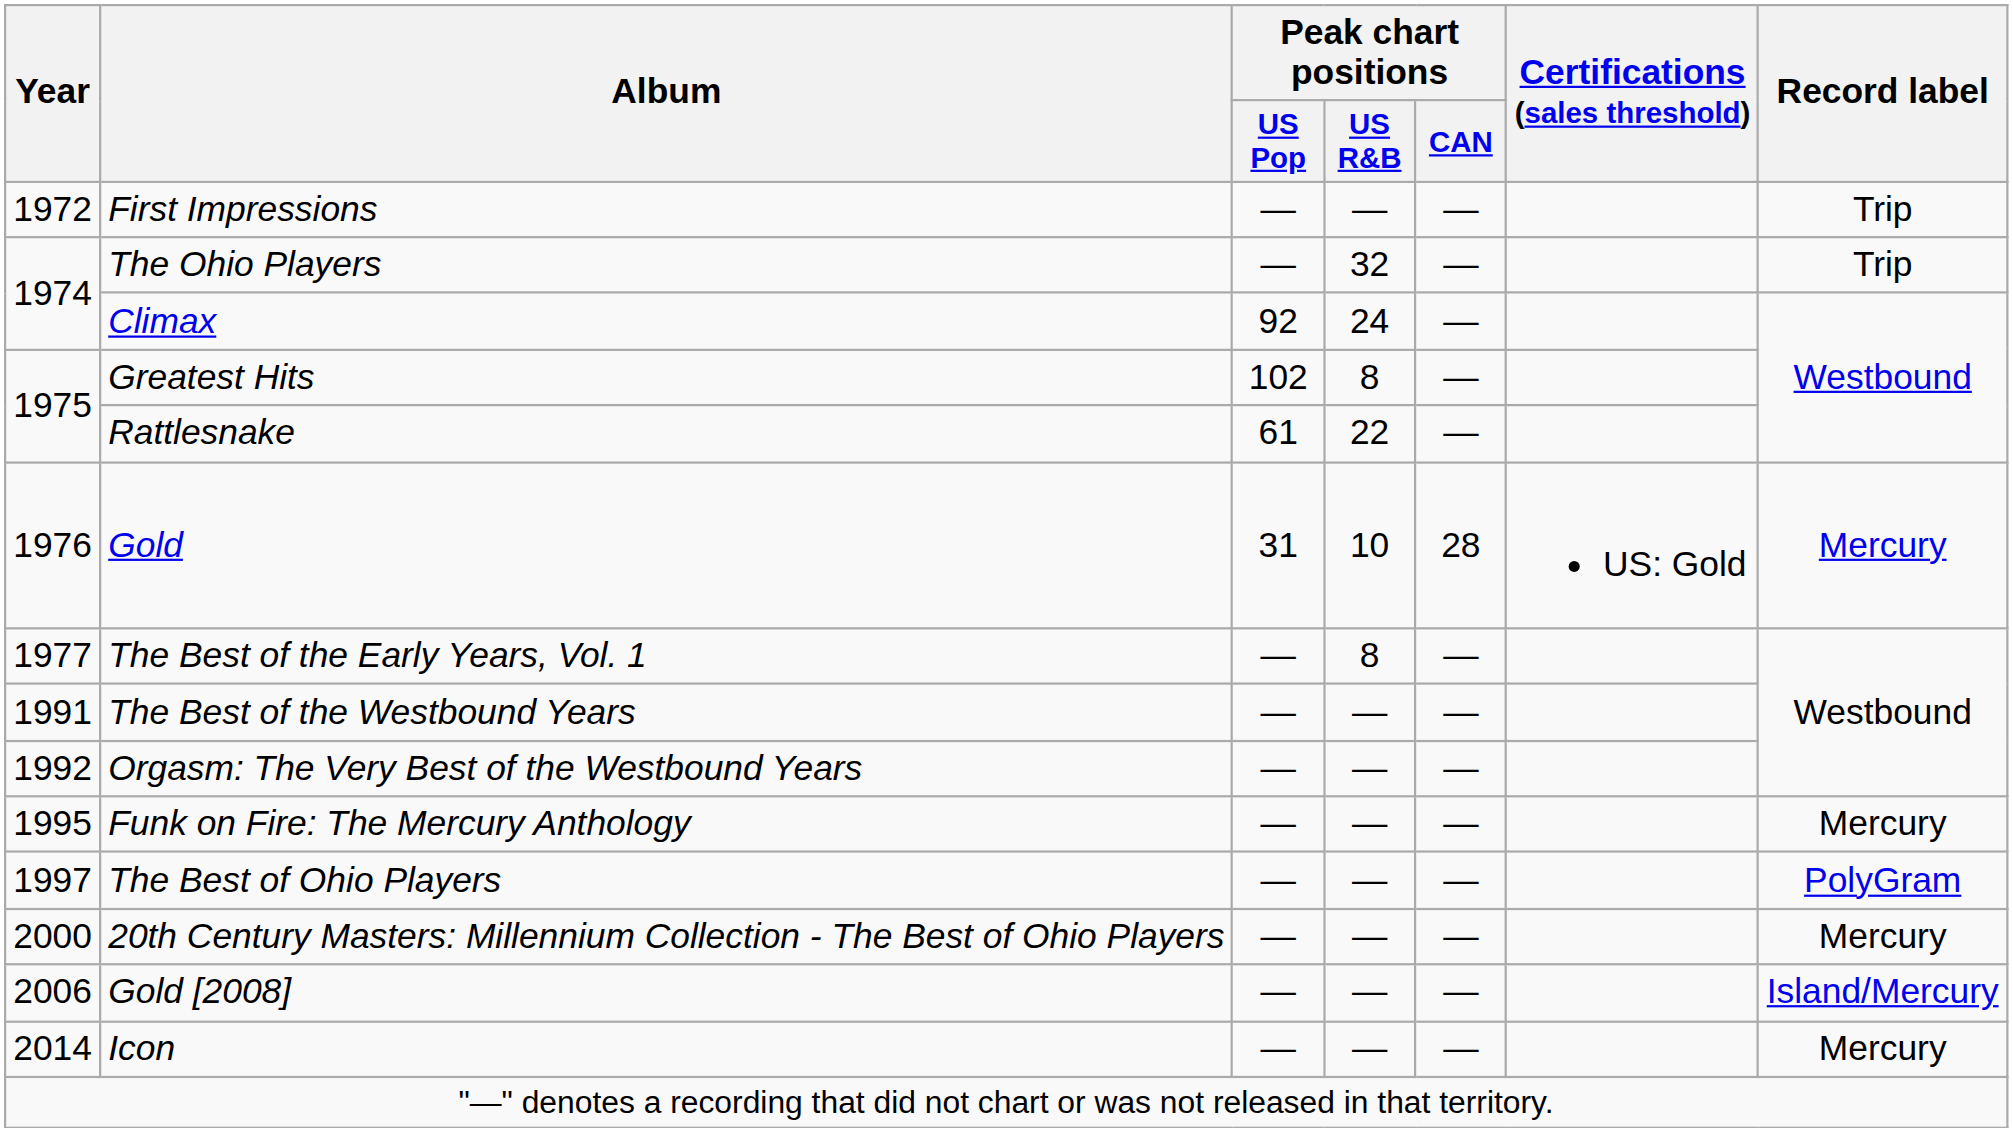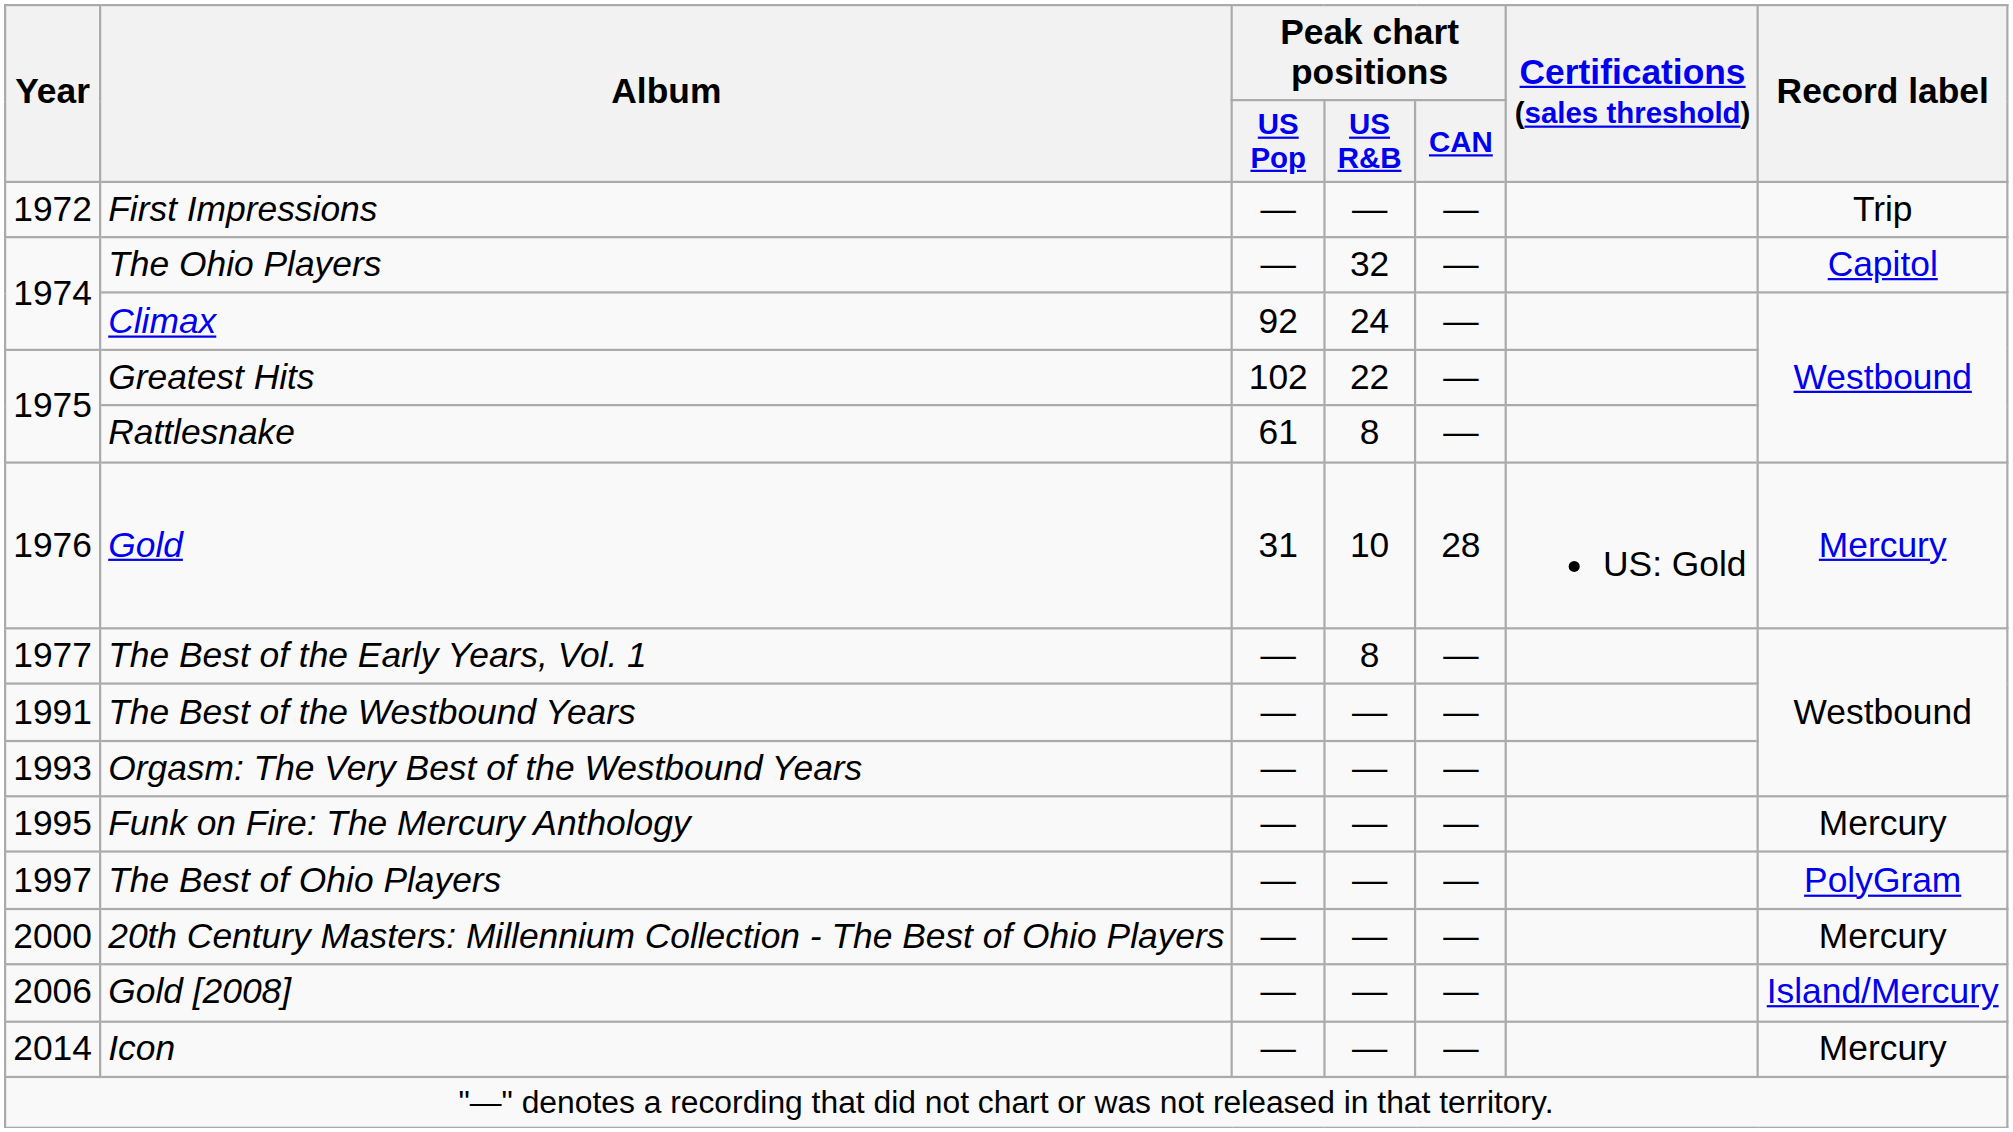(1883, 264) Trip -> (1883, 264) Capitol
(1370, 376) 8 -> (1370, 376) 22
(1370, 432) 22 -> (1370, 432) 8
(53, 767) 1992 -> (53, 767) 1993
